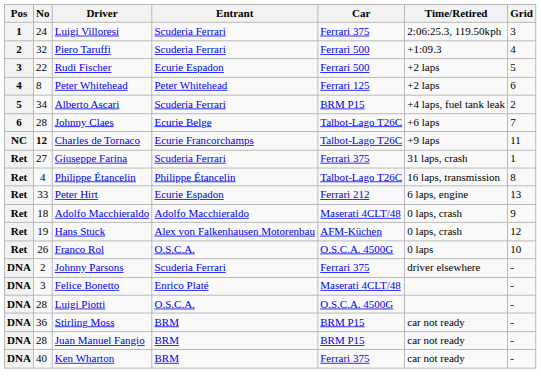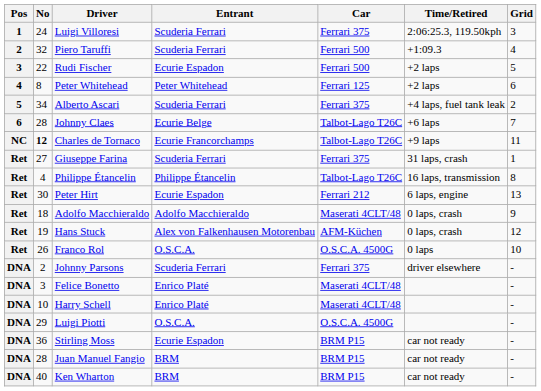(342, 104) BRM P15 -> (345, 104) Ferrari 375
(43, 194) 33 -> (43, 194) 30
+ row: (83, 303)
(42, 303) 28 -> (42, 322) 29
(167, 322) BRM -> (189, 340) Ecurie Espadon
(345, 358) Ferrari 375 -> (342, 376) BRM P15
